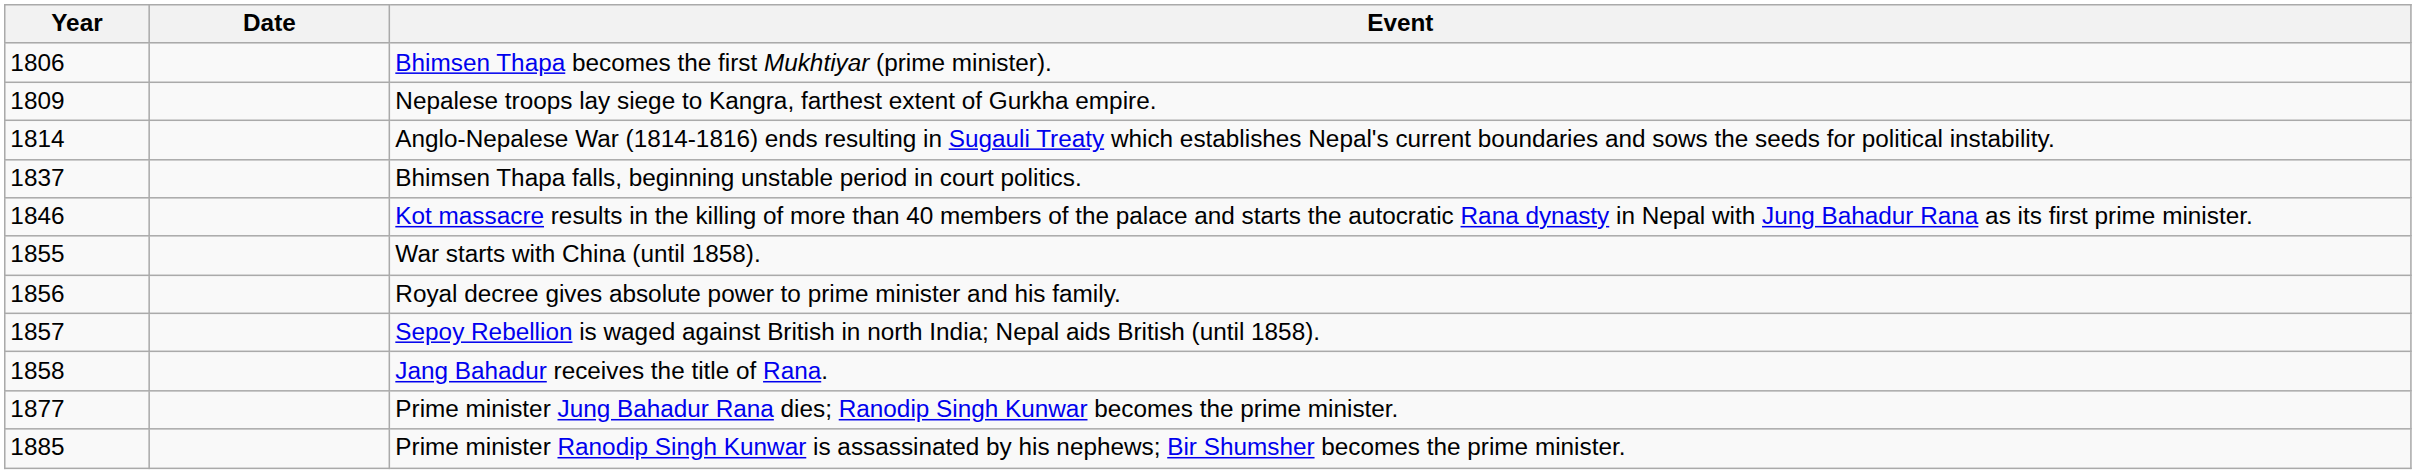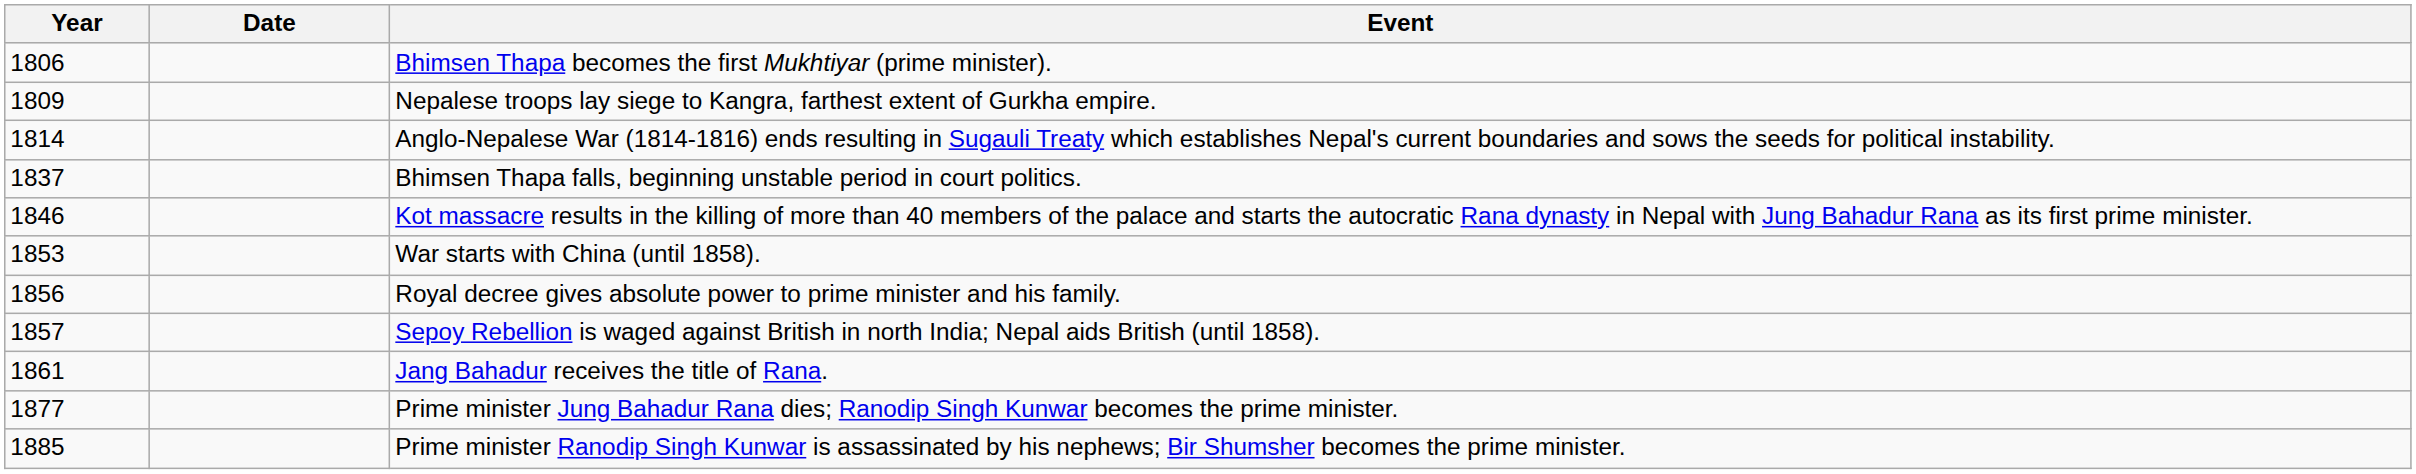(37, 255) 1855 -> (37, 255) 1853
(37, 370) 1858 -> (37, 370) 1861
